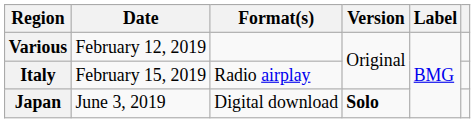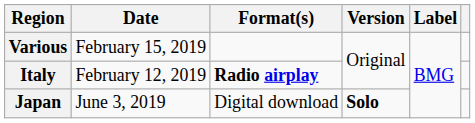(141, 46) February 12, 2019 -> (141, 46) February 15, 2019
(141, 74) February 15, 2019 -> (141, 74) February 12, 2019
(262, 74) normal -> (266, 74) bold
